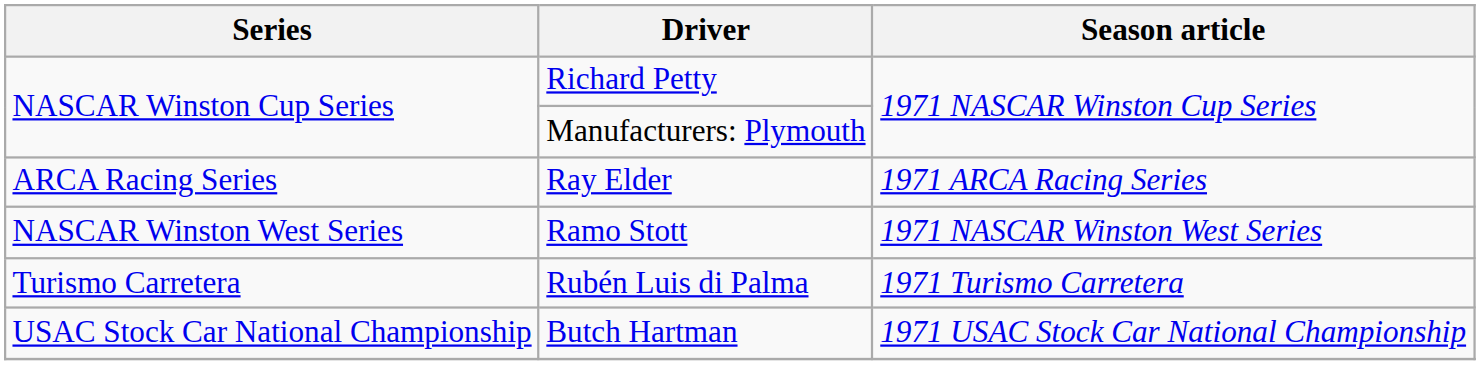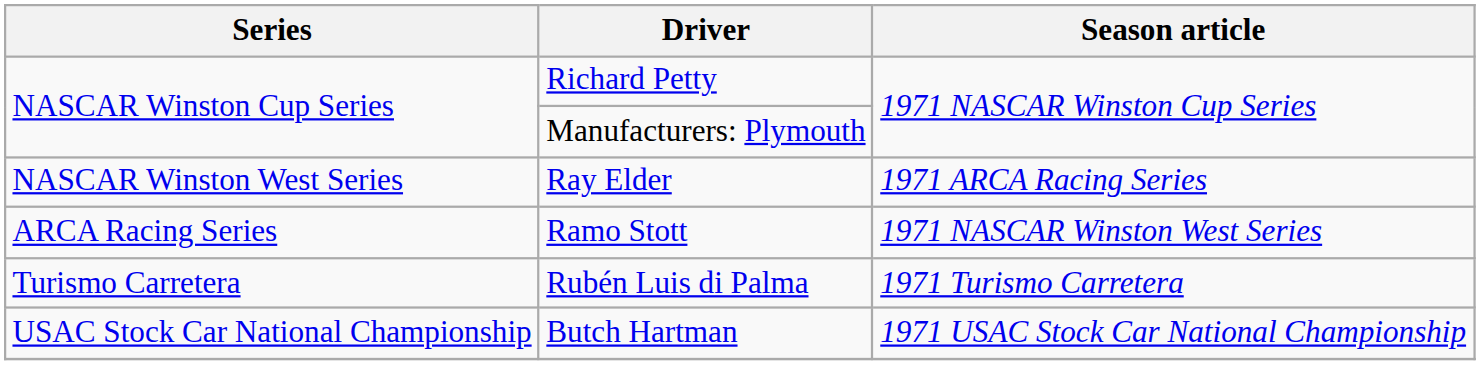(145, 181) ARCA Racing Series -> (208, 181) NASCAR Winston West Series
(208, 231) NASCAR Winston West Series -> (145, 231) ARCA Racing Series
